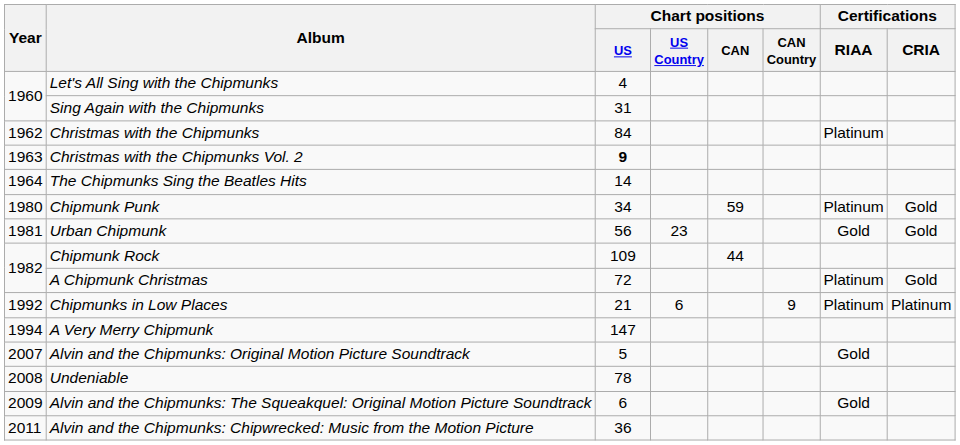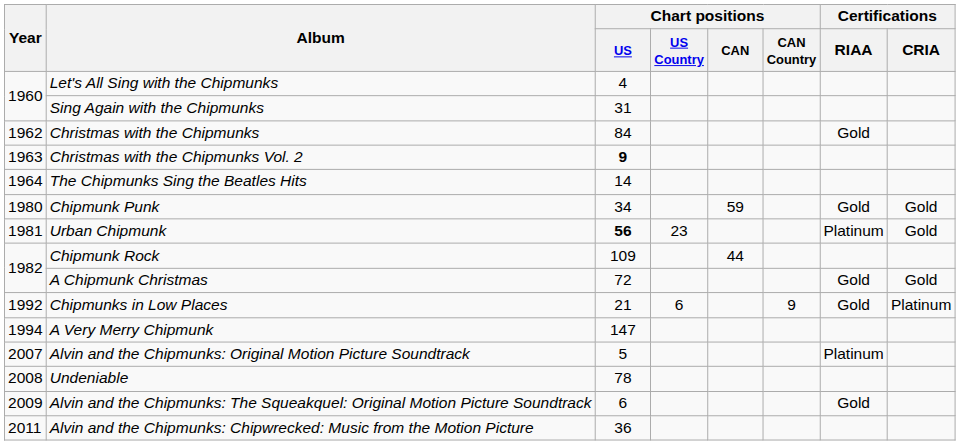(854, 132) Platinum -> (854, 132) Gold
(854, 206) Platinum -> (854, 206) Gold
(623, 231) normal -> (623, 231) bold
(854, 231) Gold -> (854, 231) Platinum
(854, 280) Platinum -> (854, 280) Gold
(854, 305) Platinum -> (854, 305) Gold
(854, 354) Gold -> (854, 354) Platinum
